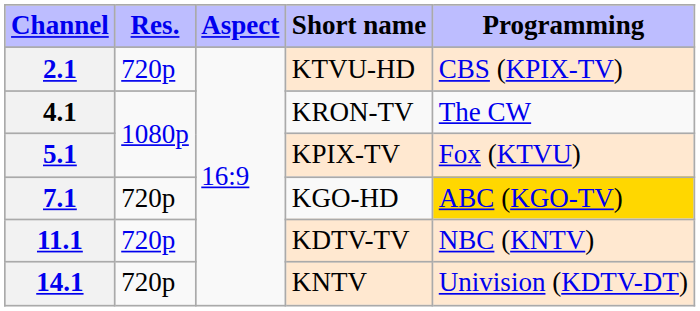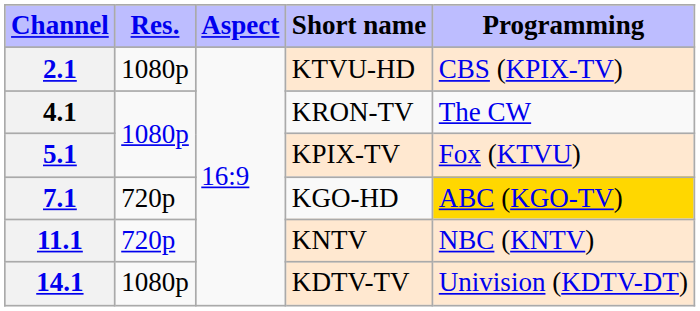(148, 68) 720p -> (155, 68) 1080p
(351, 240) KDTV-TV -> (329, 240) KNTV
(148, 283) 720p -> (155, 283) 1080p
(329, 283) KNTV -> (351, 283) KDTV-TV
